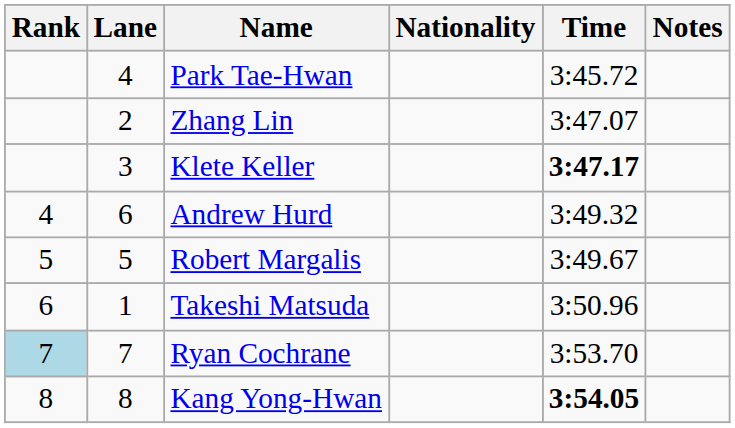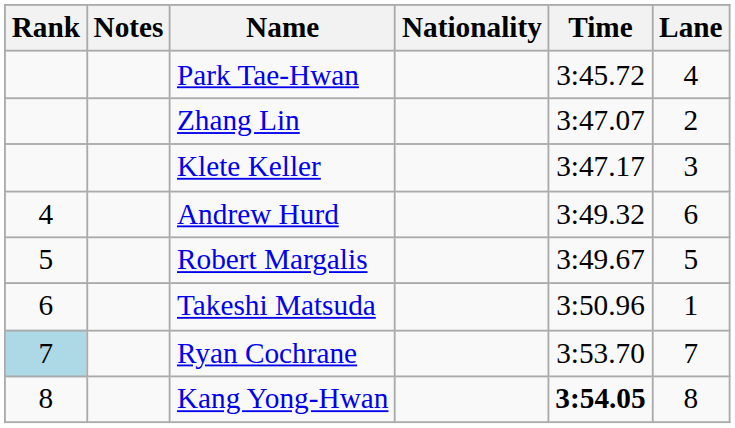columns swapped: (125, 27) <-> (688, 27)
(594, 167) bold -> (600, 167) normal
